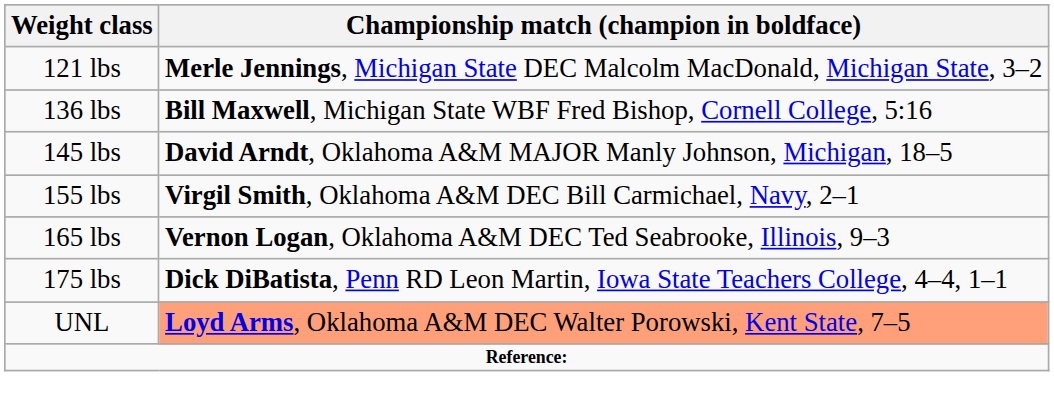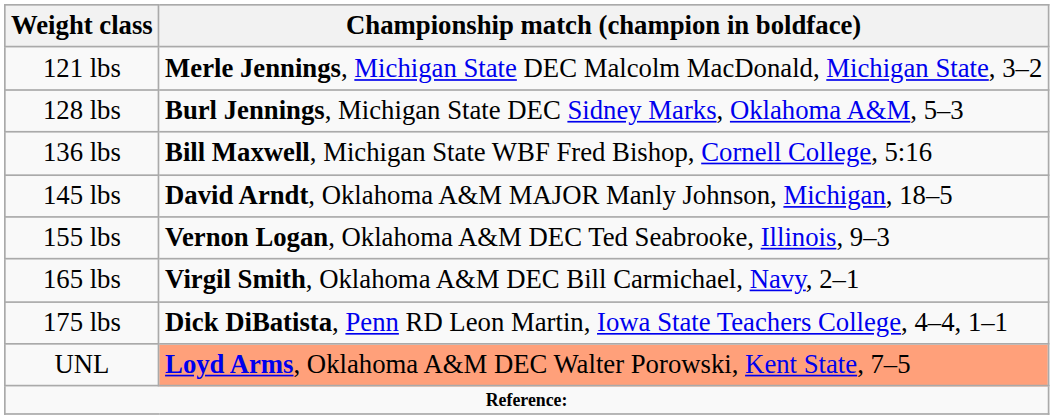+ row: (82, 110)
(512, 195) Virgil Smith, Oklahoma A&M DEC Bill Carmichael, Navy, 2–1 -> (527, 237) Vernon Logan, Oklahoma A&M DEC Ted Seabrooke, Illinois, 9–3
(527, 237) Vernon Logan, Oklahoma A&M DEC Ted Seabrooke, Illinois, 9–3 -> (512, 279) Virgil Smith, Oklahoma A&M DEC Bill Carmichael, Navy, 2–1
